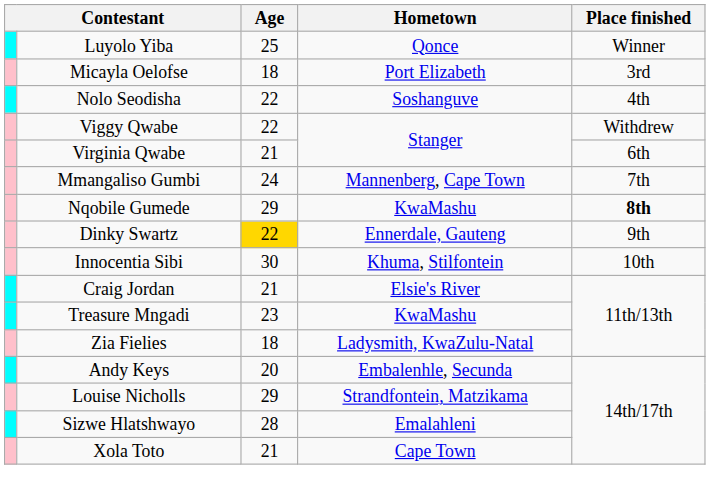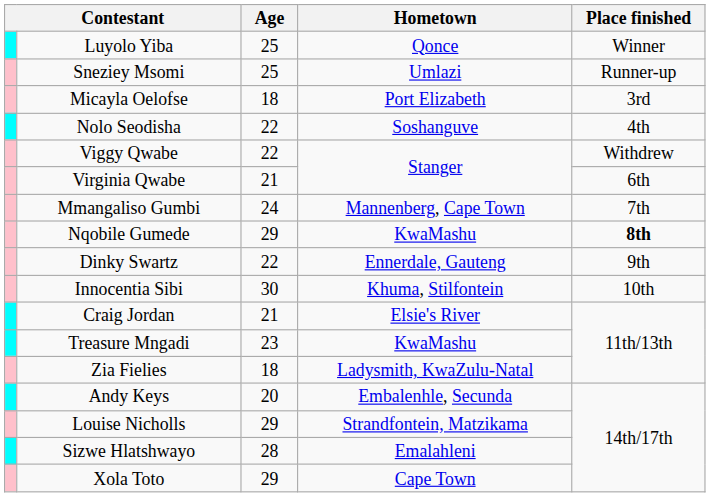+ row: (129, 72)
(270, 235) gold background -> (270, 262) no background
(270, 451) 21 -> (270, 478) 29
